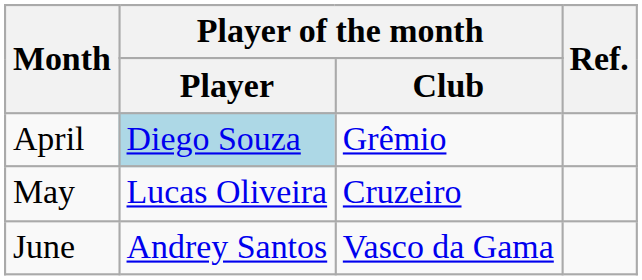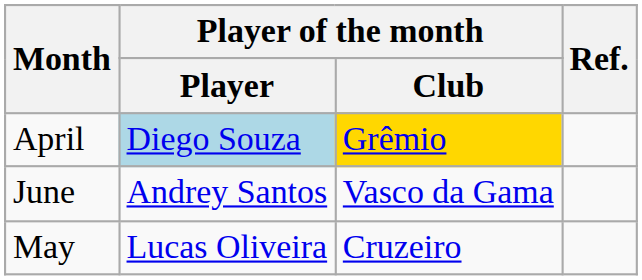(395, 138) no background -> (395, 138) gold background
rows swapped: (44, 192) <-> (44, 246)
